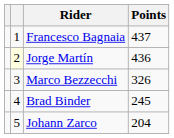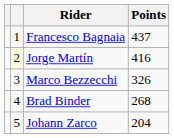(141, 58) 436 -> (141, 58) 416
(141, 101) 245 -> (141, 101) 268
